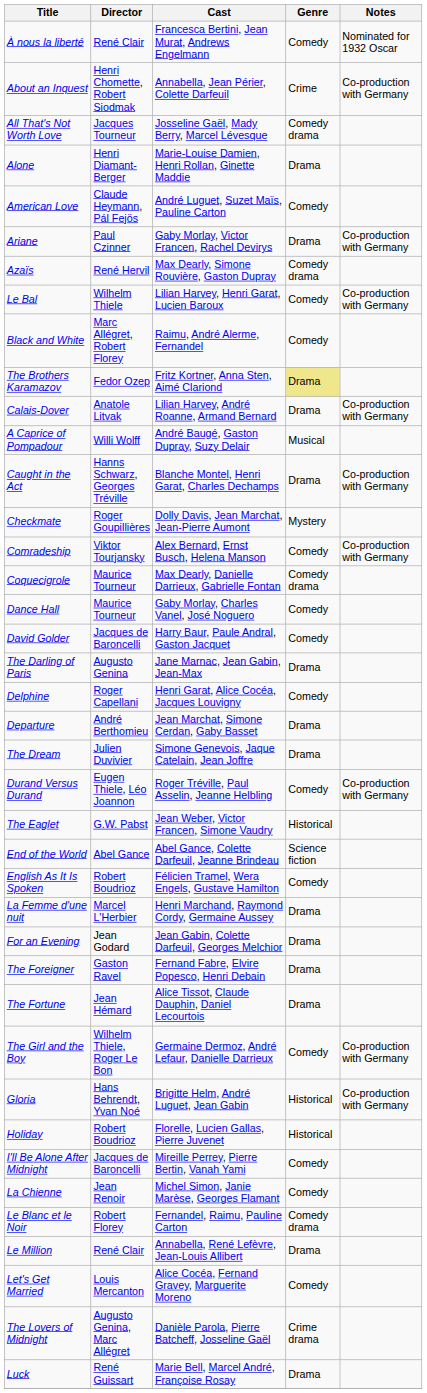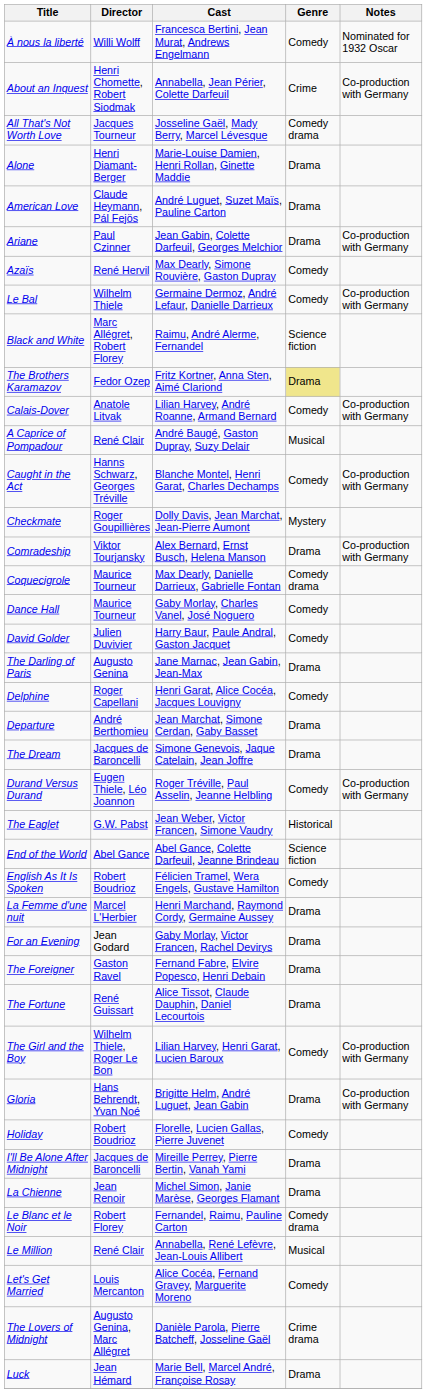(119, 42) René Clair -> (117, 42) Willi Wolff
(308, 206) Comedy -> (304, 206) Drama
(214, 241) Gaby Morlay, Victor Francen, Rachel Devirys -> (219, 241) Jean Gabin, Colette Darfeuil, Georges Melchior
(308, 270) Comedy drama -> (308, 270) Comedy
(218, 299) Lilian Harvey, Henri Garat, Lucien Baroux -> (216, 299) Germaine Dermoz, André Lefaur, Danielle Darrieux
(308, 340) Comedy -> (307, 340) Science fiction
(304, 411) Drama -> (308, 411) Comedy
(117, 440) Willi Wolff -> (119, 440) René Clair
(304, 481) Drama -> (308, 481) Comedy
(308, 551) Comedy -> (304, 551) Drama
(121, 638) Jacques de Baroncelli -> (113, 638) Julien Duvivier
(113, 754) Julien Duvivier -> (121, 754) Jacques de Baroncelli
(219, 941) Jean Gabin, Colette Darfeuil, Georges Melchior -> (214, 941) Gaby Morlay, Victor Francen, Rachel Devirys
(112, 1005) Jean Hémard -> (113, 1005) René Guissart
(216, 1052) Germaine Dermoz, André Lefaur, Danielle Darrieux -> (218, 1052) Lilian Harvey, Henri Garat, Lucien Baroux
(310, 1099) Historical -> (304, 1099) Drama
(310, 1134) Historical -> (308, 1134) Comedy
(308, 1163) Comedy -> (304, 1163) Drama
(308, 1192) Comedy -> (304, 1192) Drama
(304, 1251) Drama -> (306, 1251) Musical
(113, 1374) René Guissart -> (112, 1374) Jean Hémard
